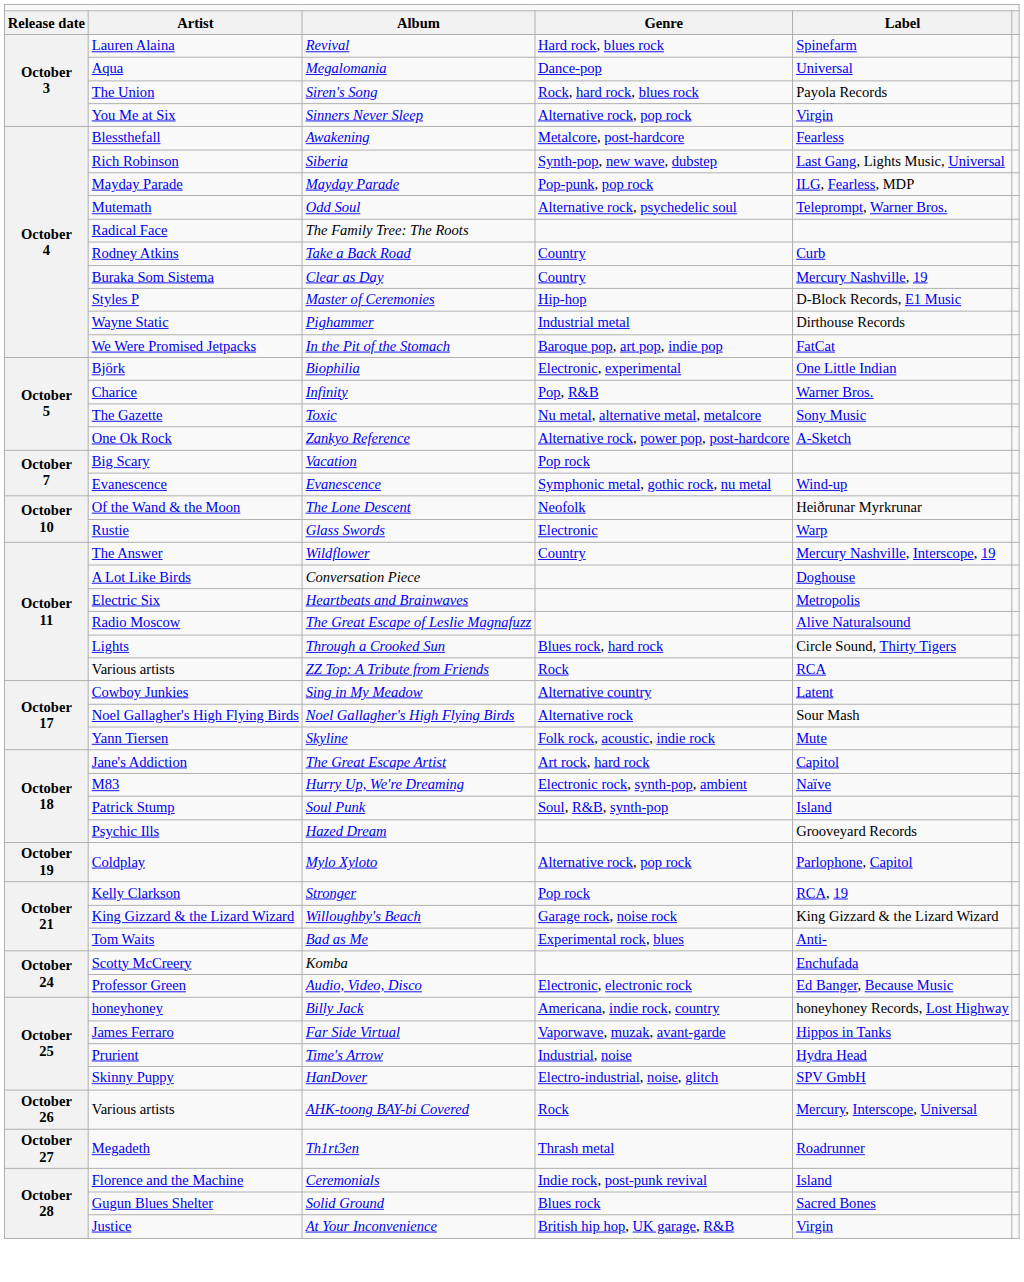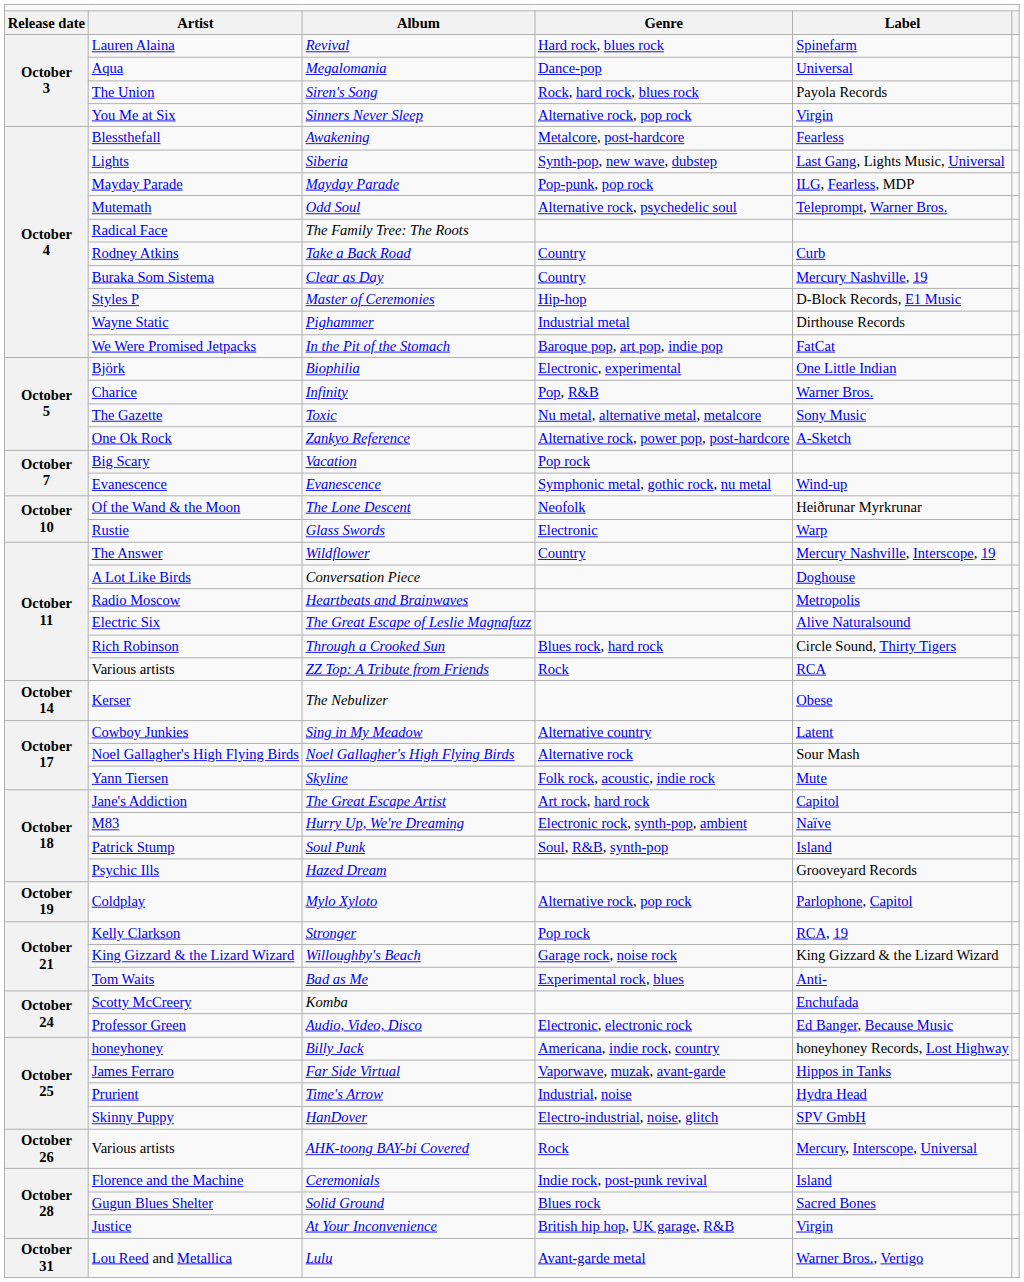(135, 161) Rich Robinson -> (110, 161) Lights
(126, 600) Electric Six -> (136, 600) Radio Moscow
(136, 623) Radio Moscow -> (126, 623) Electric Six
(110, 646) Lights -> (135, 646) Rich Robinson
+ row: (347, 700)
- row: (332, 1148)
+ row: (319, 1257)
